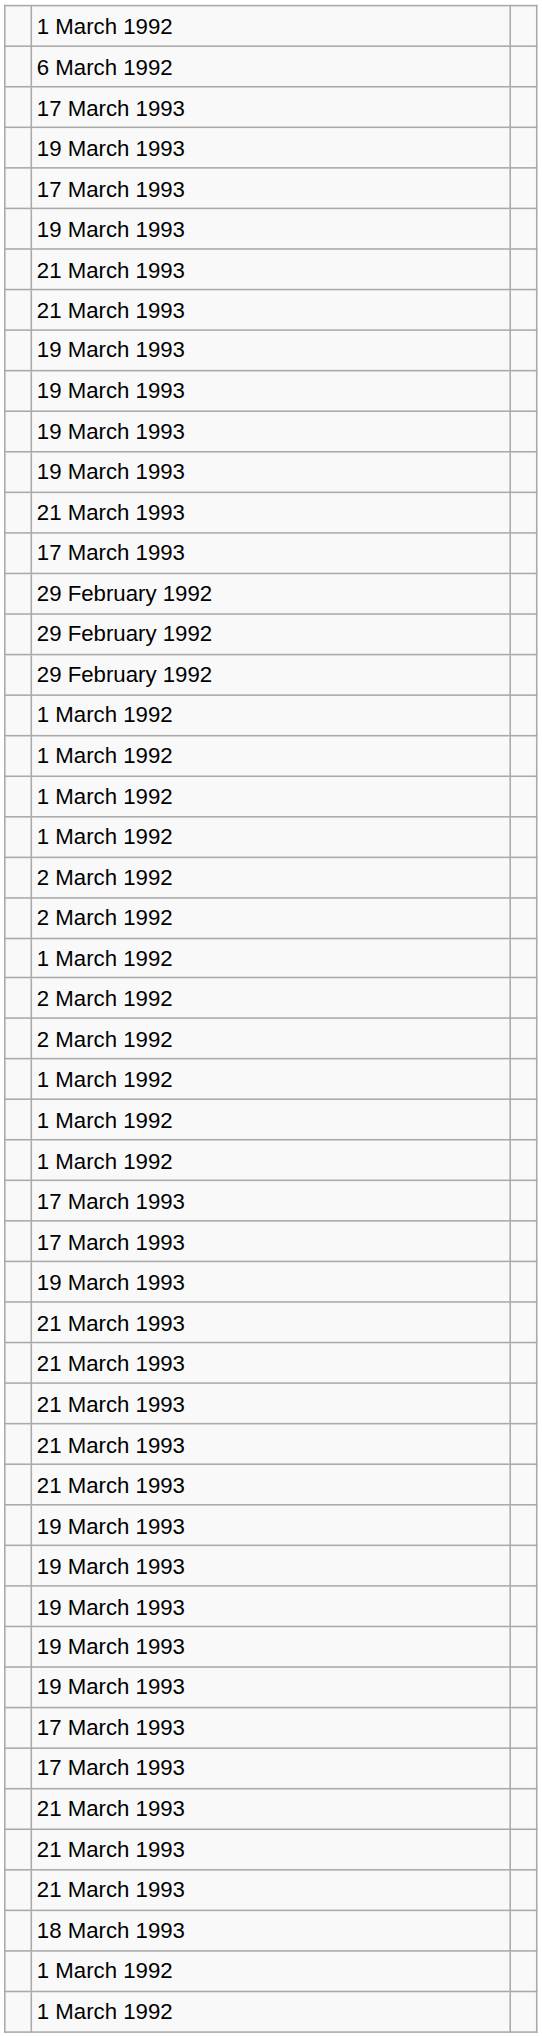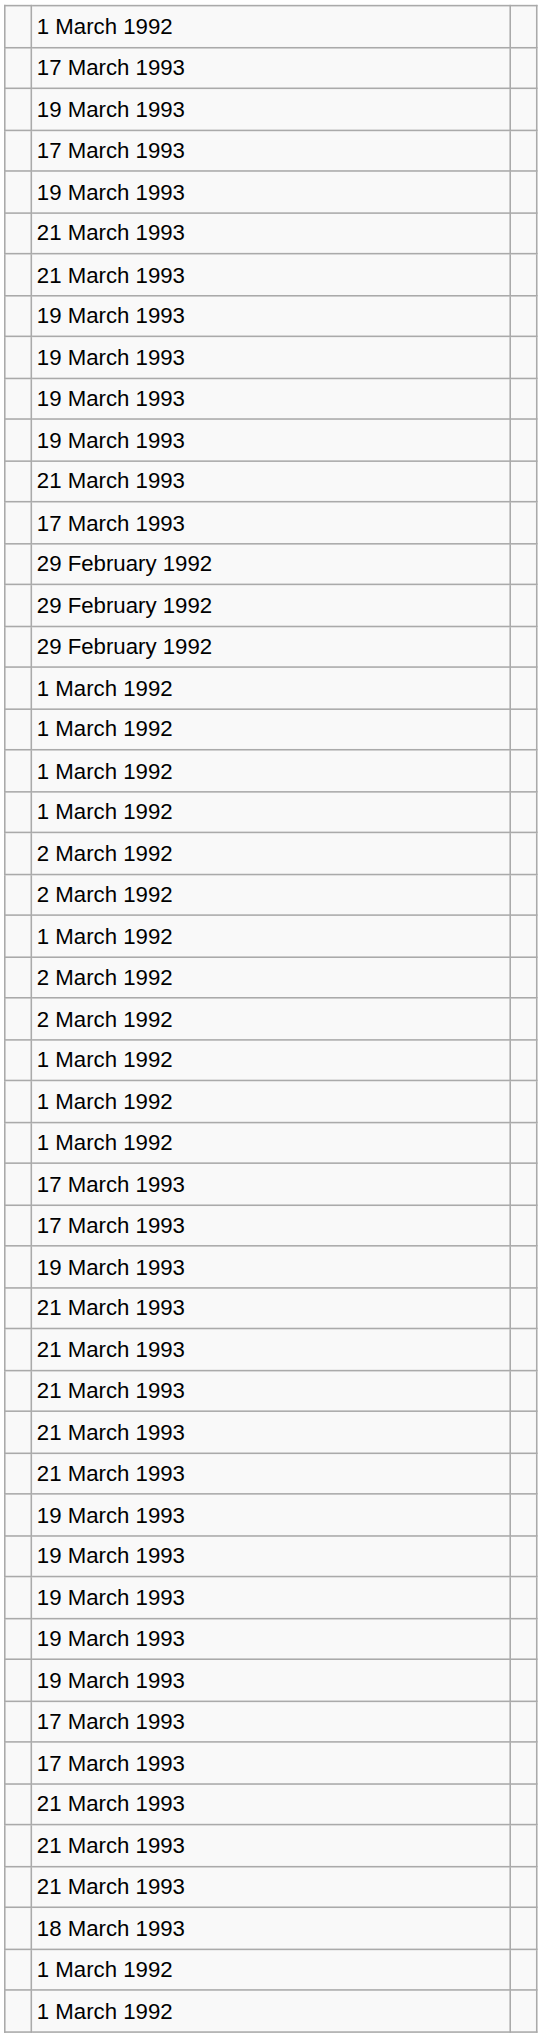- row: (18, 67)
